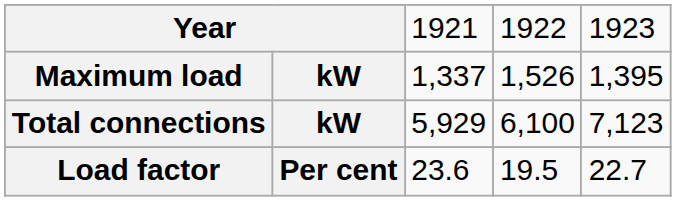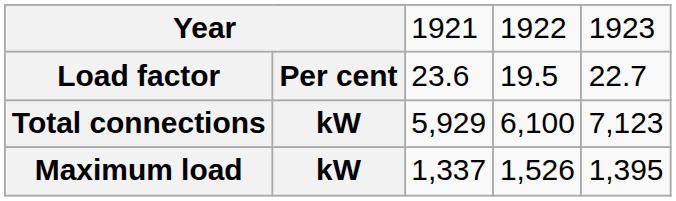rows swapped: (139, 75) <-> (139, 170)
